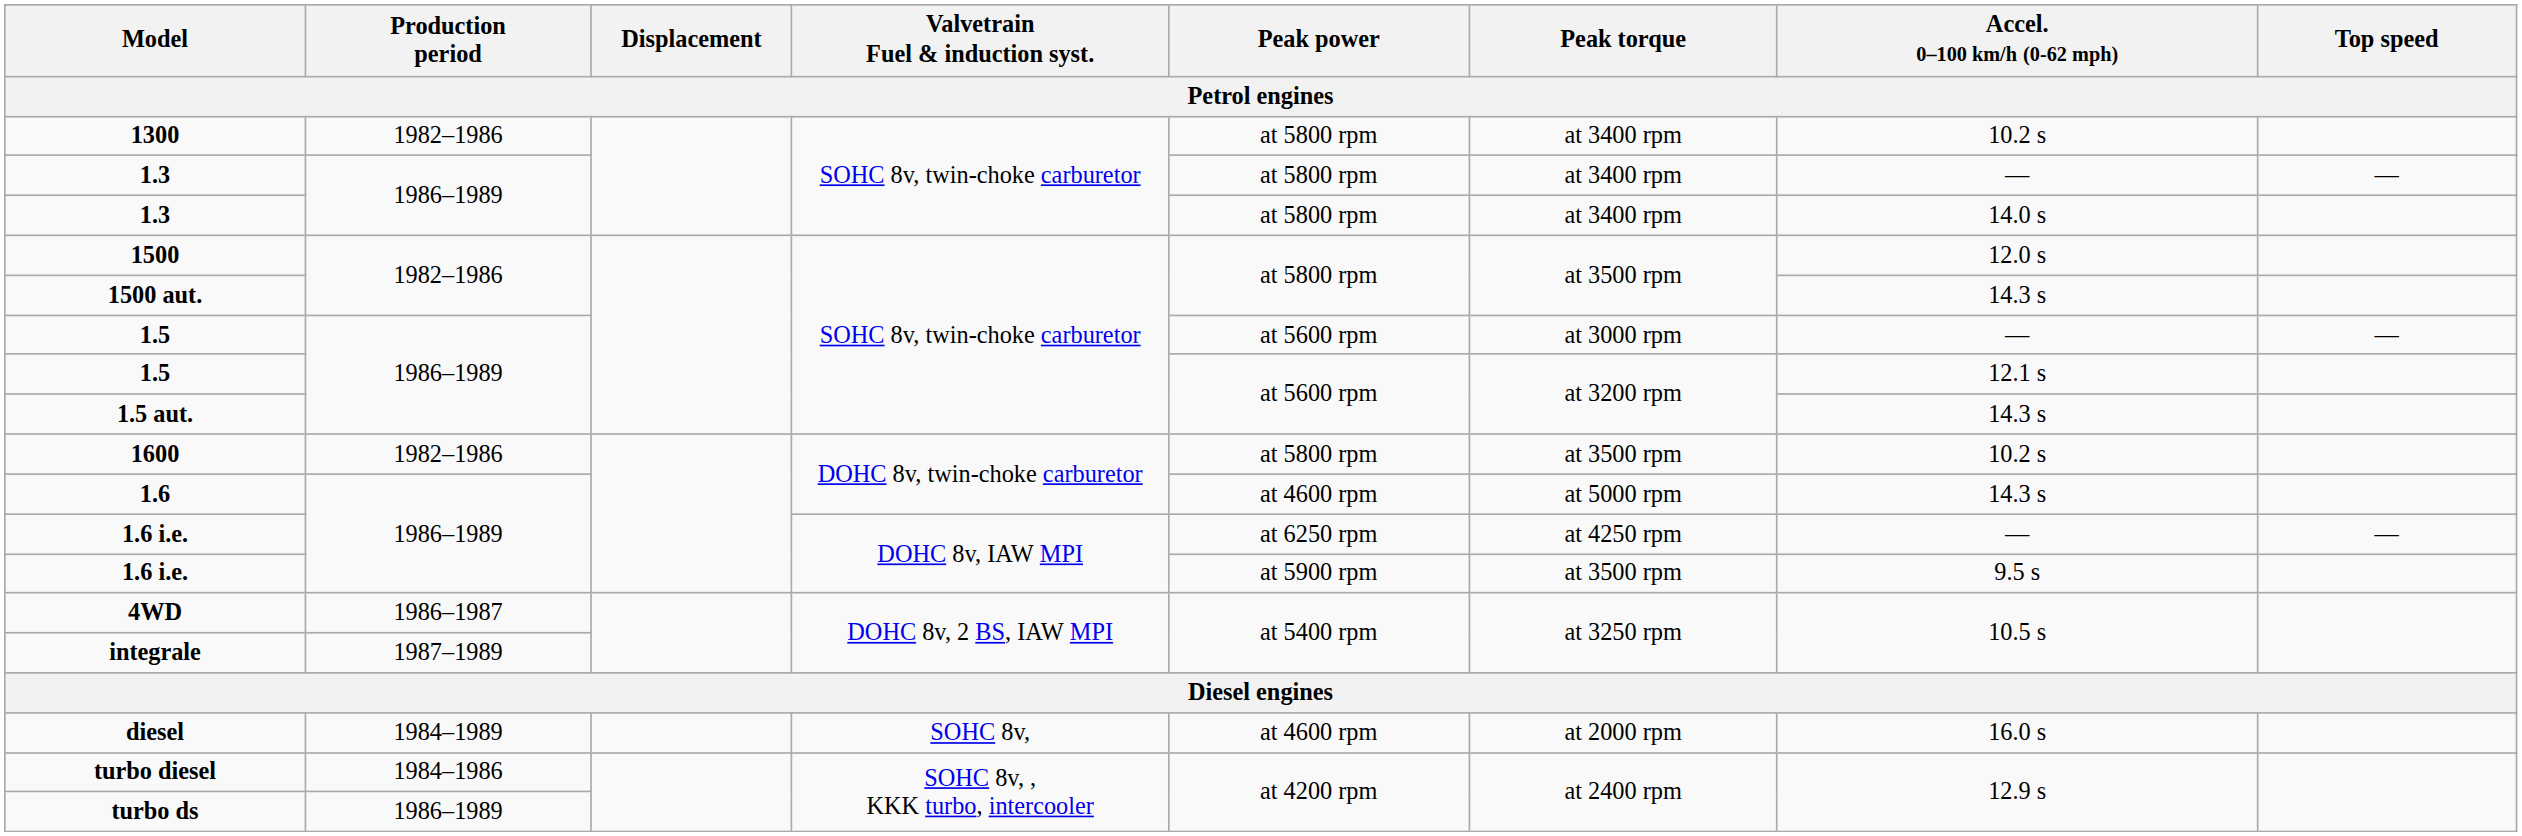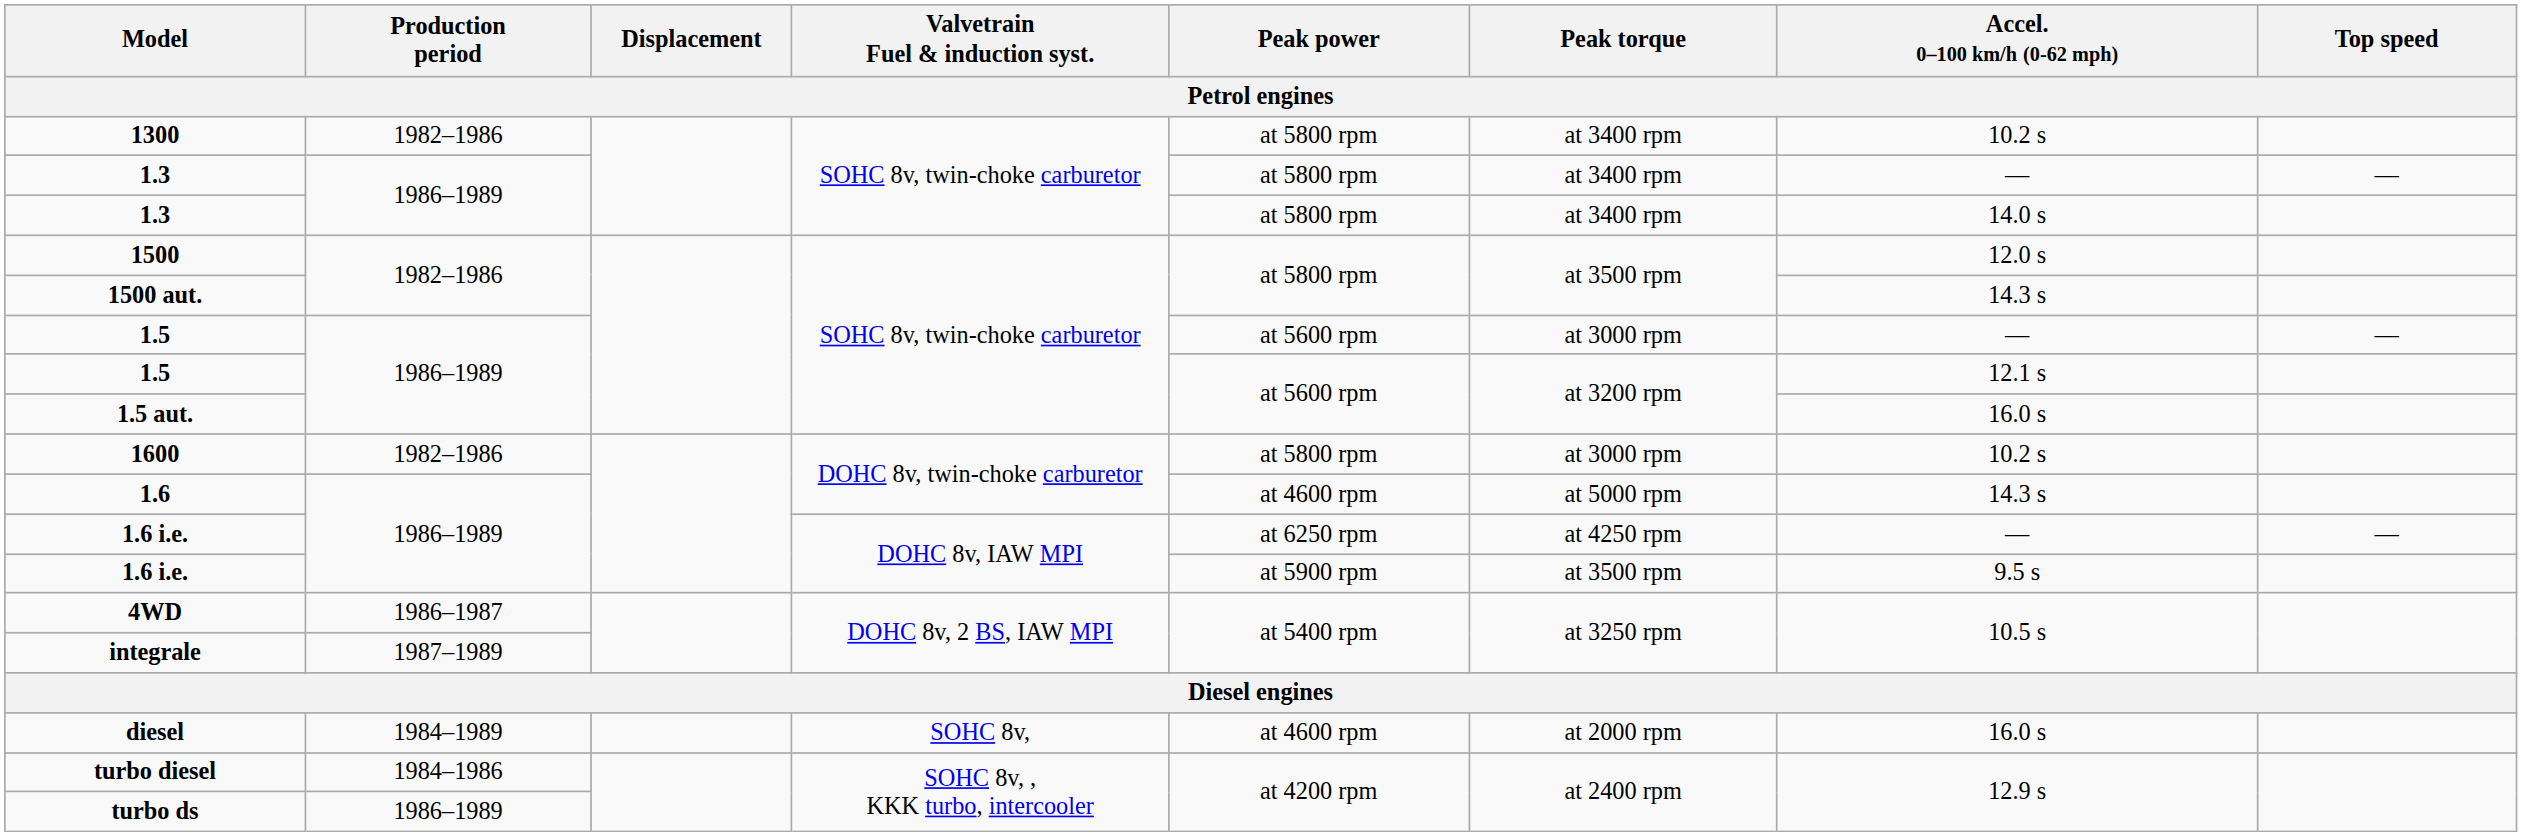(2017, 413) 14.3 s -> (2017, 413) 16.0 s
(1623, 453) at 3500 rpm -> (1623, 453) at 3000 rpm
